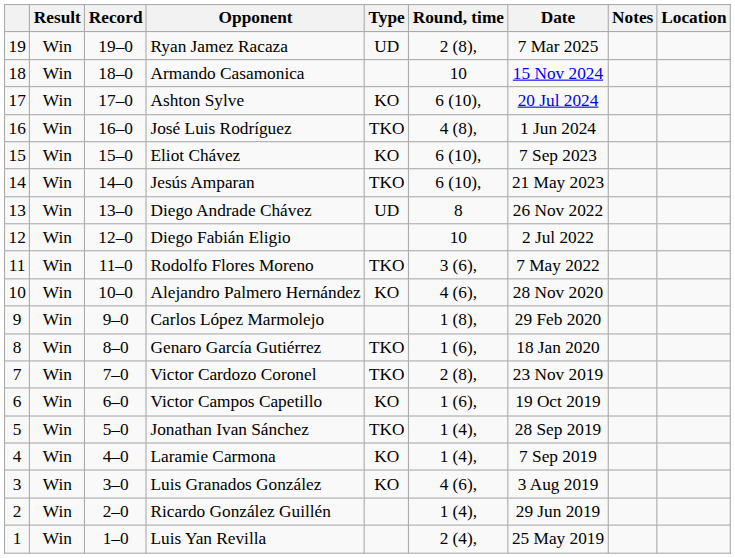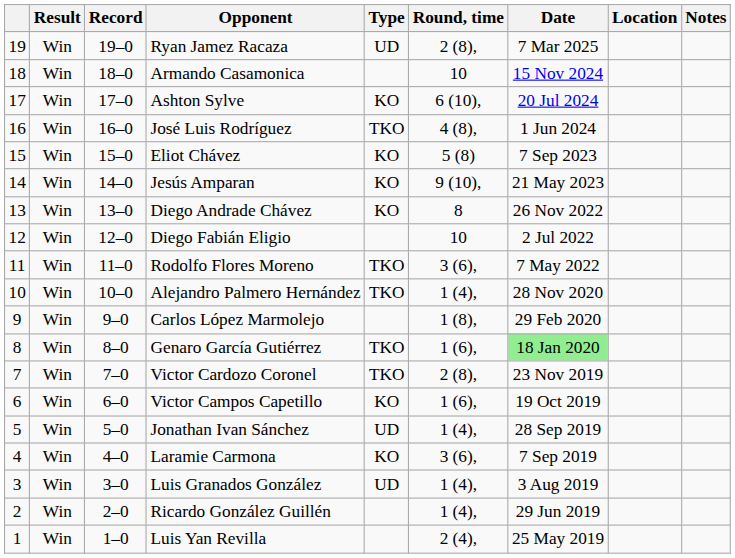columns swapped: (694, 18) <-> (633, 18)
(458, 155) 6 (10), -> (458, 155) 5 (8)
(387, 182) TKO -> (387, 182) KO
(458, 182) 6 (10), -> (458, 182) 9 (10),
(387, 210) UD -> (387, 210) KO
(387, 292) KO -> (387, 292) TKO
(458, 292) 4 (6), -> (458, 292) 1 (4),
(558, 347) no background -> (558, 347) lightgreen background
(387, 429) TKO -> (387, 429) UD
(458, 456) 1 (4), -> (458, 456) 3 (6),
(387, 484) KO -> (387, 484) UD
(458, 484) 4 (6), -> (458, 484) 1 (4),
